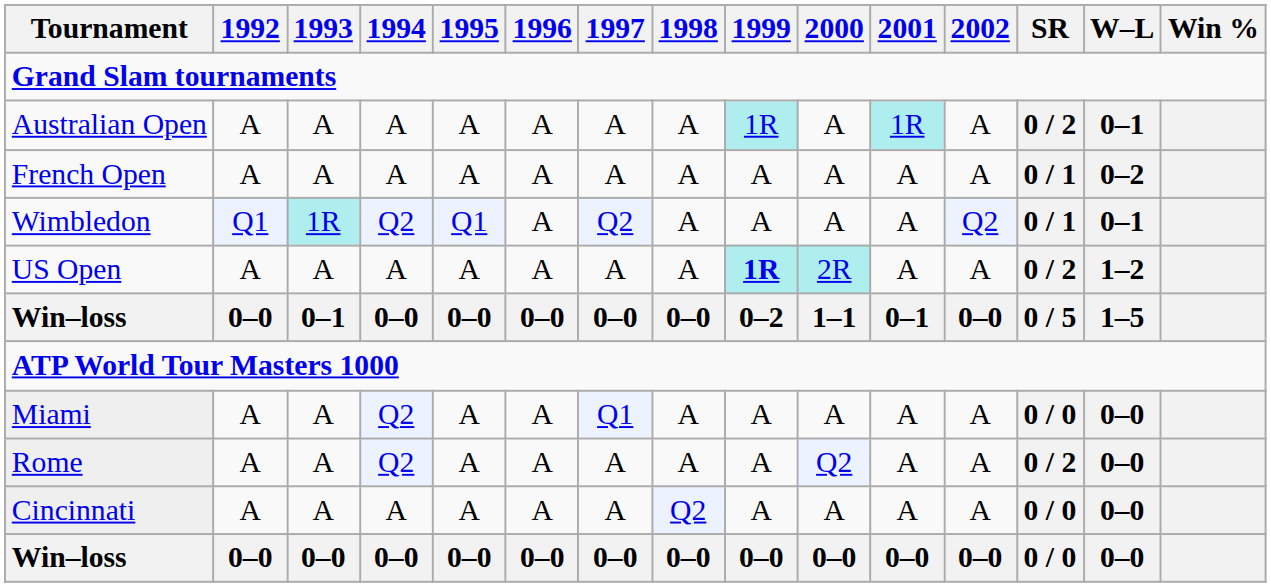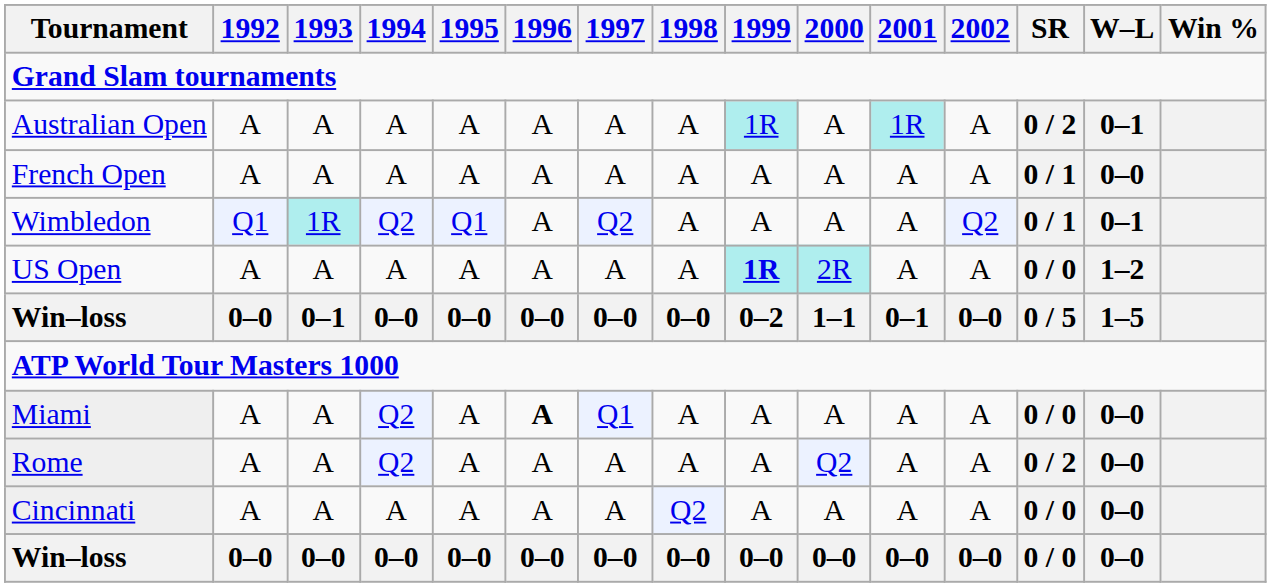(1122, 172) 0–2 -> (1122, 172) 0–0
(1050, 268) 0 / 2 -> (1050, 268) 0 / 0
(542, 412) normal -> (542, 412) bold
